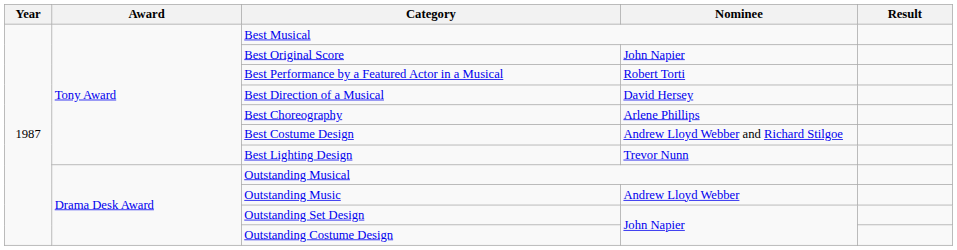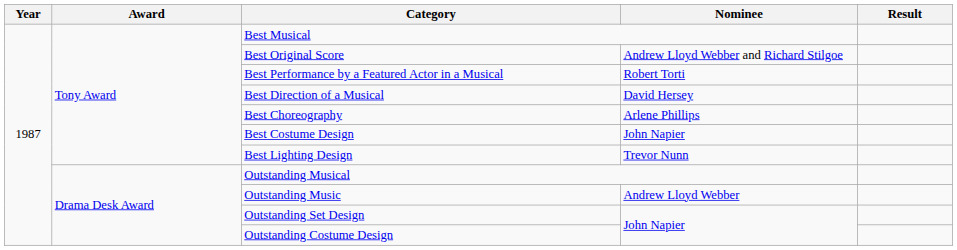(654, 54) John Napier -> (733, 54) Andrew Lloyd Webber and Richard Stilgoe
(733, 134) Andrew Lloyd Webber and Richard Stilgoe -> (654, 134) John Napier
